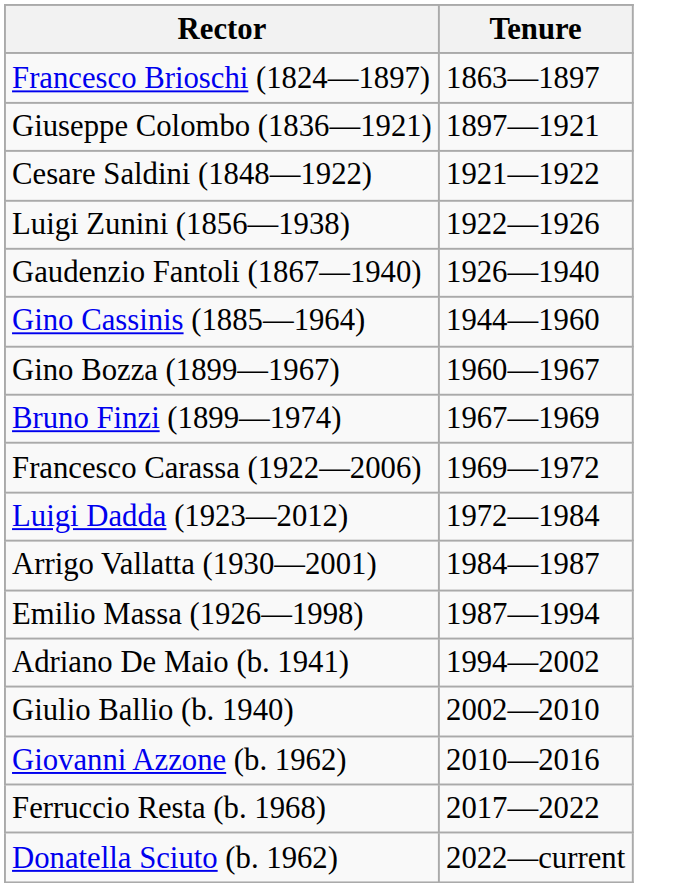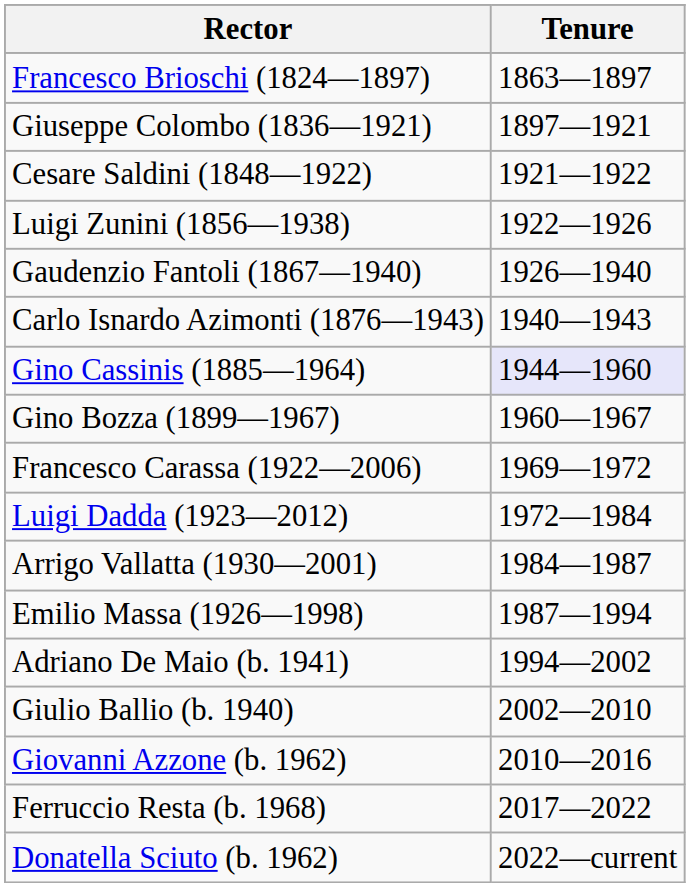+ row: (248, 321)
(523, 321) no background -> (575, 369) lavender background
- row: (177, 418)
